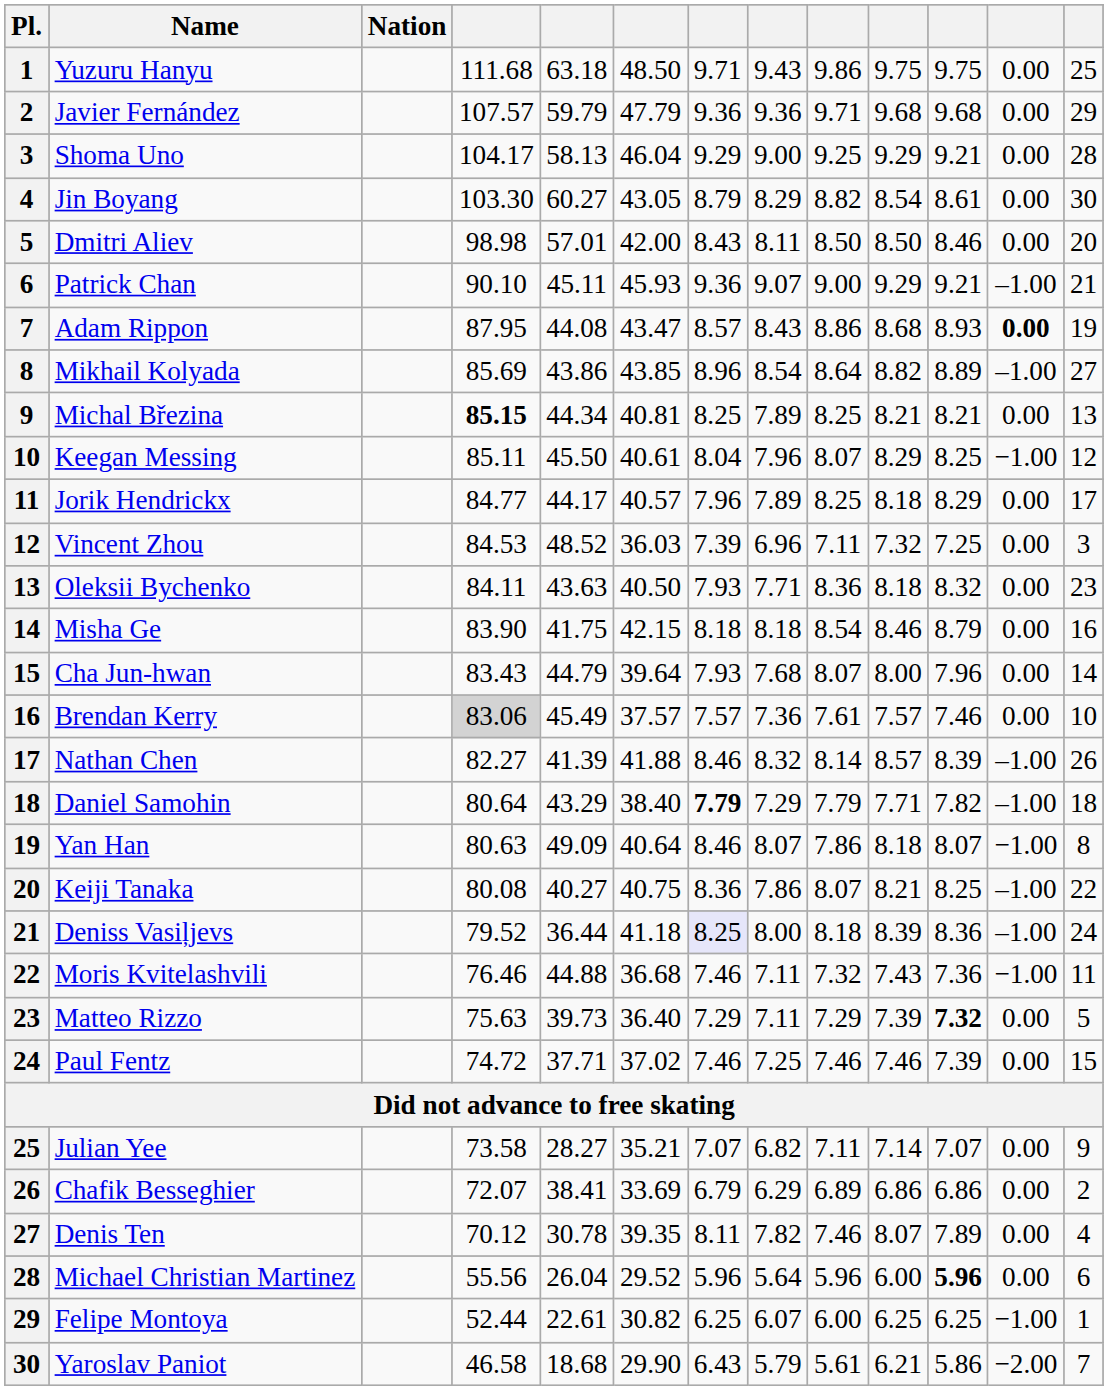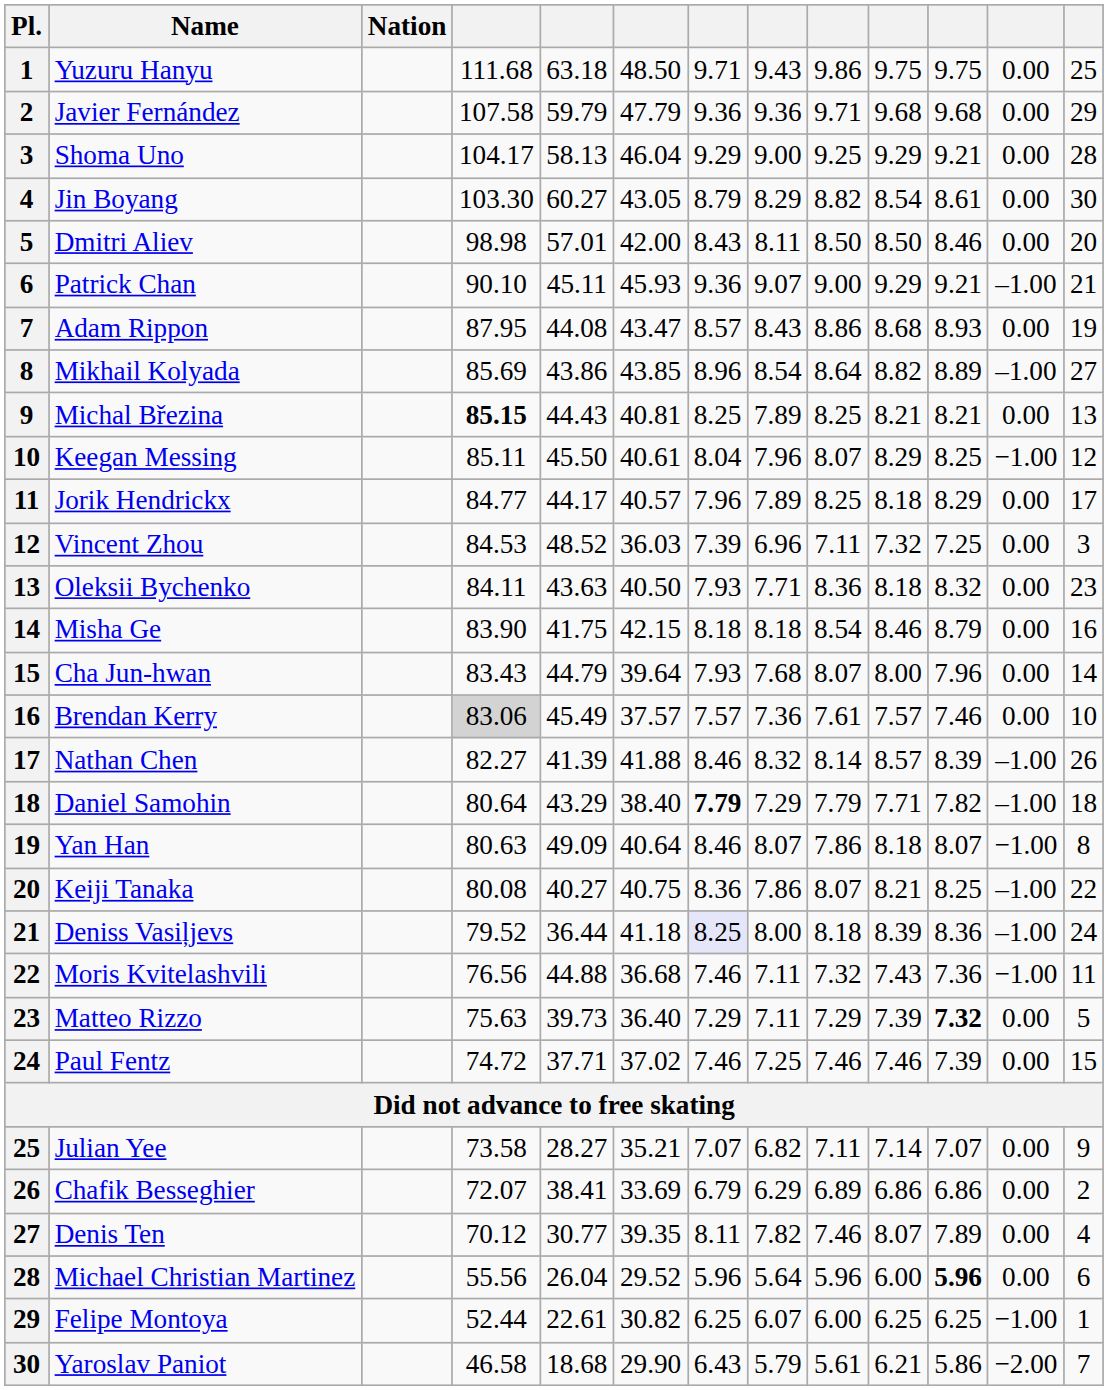(496, 112) 107.57 -> (496, 112) 107.58
(1026, 328) bold -> (1026, 328) normal
(577, 414) 44.34 -> (577, 414) 44.43
(496, 975) 76.46 -> (496, 975) 76.56
(577, 1233) 30.78 -> (577, 1233) 30.77
